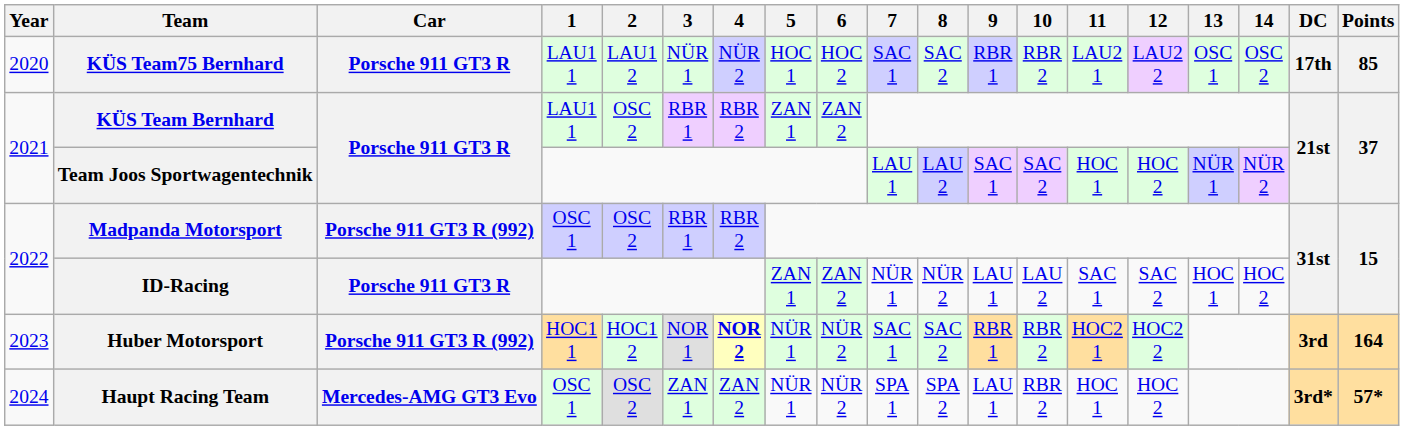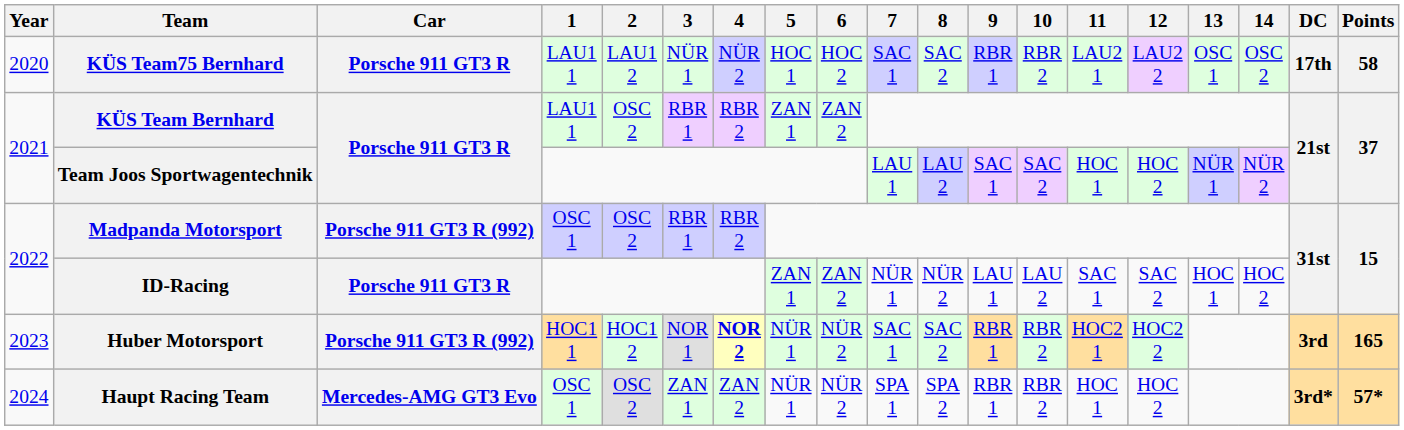(1368, 64) 85 -> (1368, 64) 58
(1368, 340) 164 -> (1368, 340) 165
(993, 396) LAU 1 -> (993, 396) RBR 1
